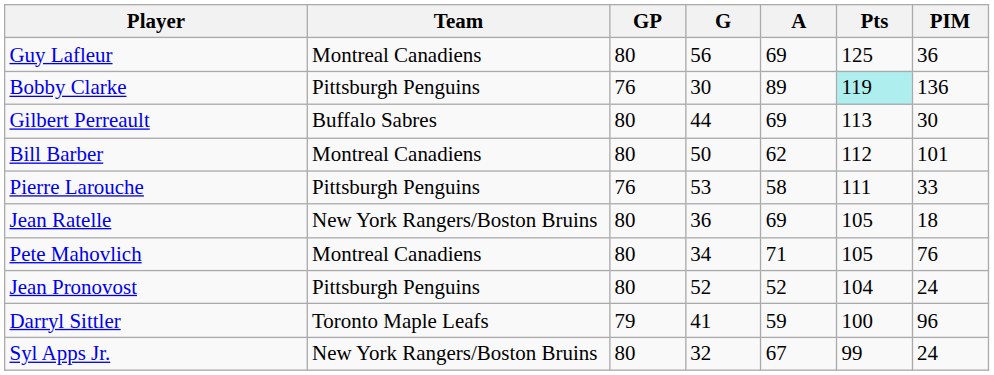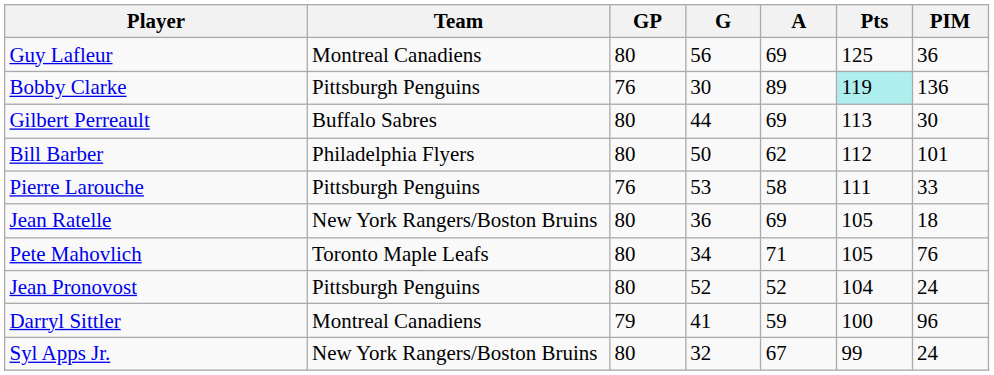(397, 154) Montreal Canadiens -> (393, 154) Philadelphia Flyers
(397, 253) Montreal Canadiens -> (400, 253) Toronto Maple Leafs
(400, 320) Toronto Maple Leafs -> (397, 320) Montreal Canadiens
